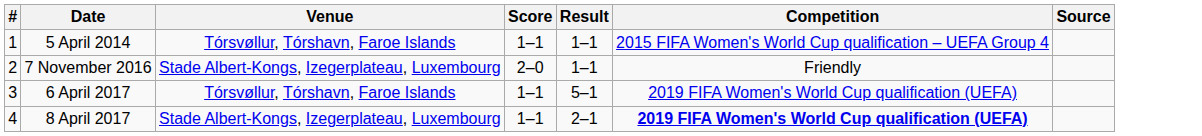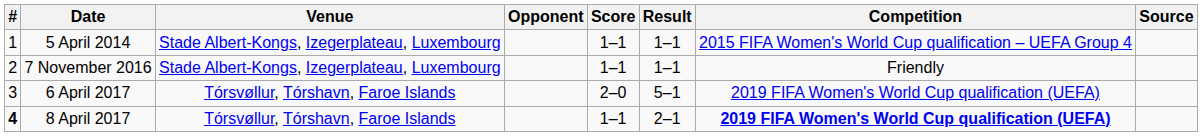+ column: (546, 17)
(330, 42) Tórsvøllur, Tórshavn, Faroe Islands -> (330, 42) Stade Albert-Kongs, Izegerplateau, Luxembourg
(530, 67) 2–0 -> (613, 67) 1–1
(530, 93) 1–1 -> (613, 93) 2–0
(13, 118) normal -> (13, 118) bold
(330, 118) Stade Albert-Kongs, Izegerplateau, Luxembourg -> (330, 118) Tórsvøllur, Tórshavn, Faroe Islands
